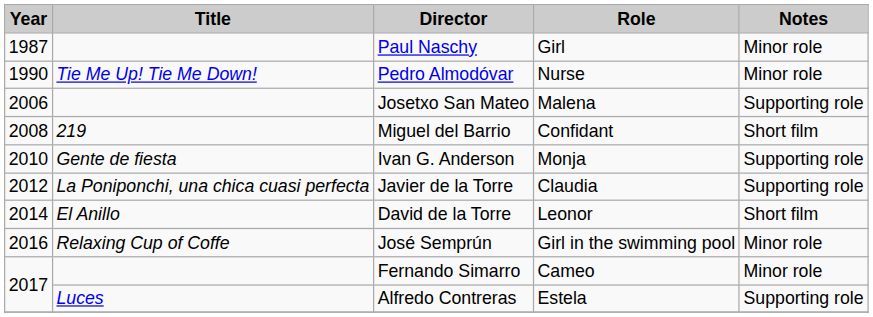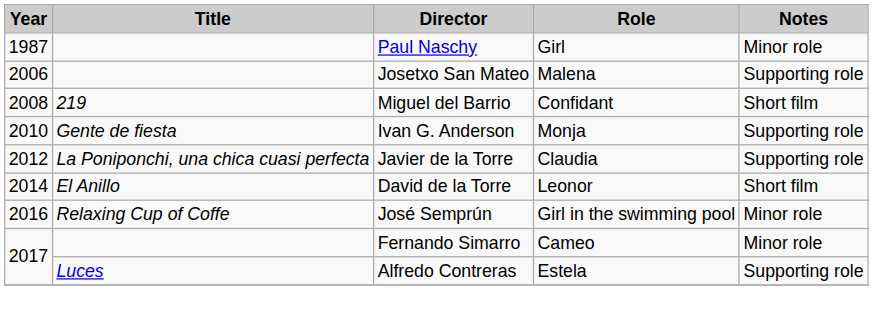- row: (446, 75)
